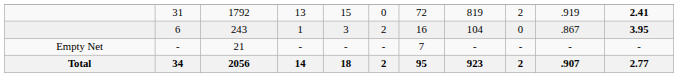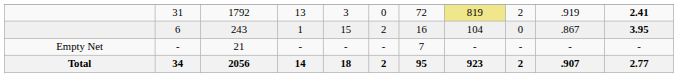(346, 13) 15 -> (346, 13) 3
(475, 13) no background -> (475, 13) khaki background
(346, 30) 3 -> (346, 30) 15
